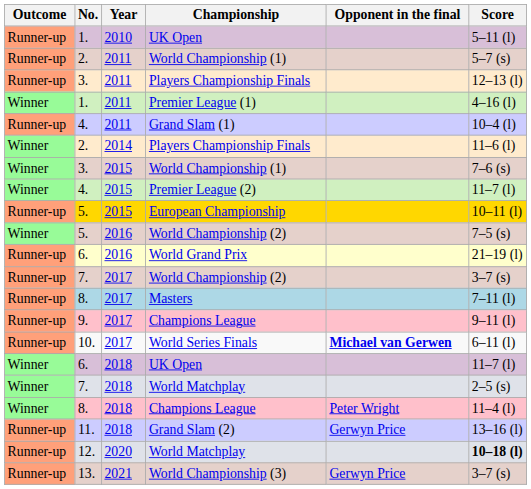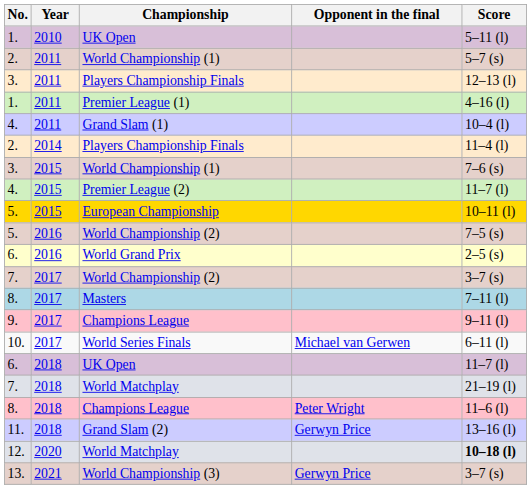- column: (40, 15)
(494, 146) 11–6 (l) -> (487, 146) 11–4 (l)
(497, 255) 21–19 (l) -> (484, 255) 2–5 (s)
(391, 342) bold -> (352, 342) normal
(491, 386) 2–5 (s) -> (490, 386) 21–19 (l)
(494, 408) 11–4 (l) -> (487, 408) 11–6 (l)
